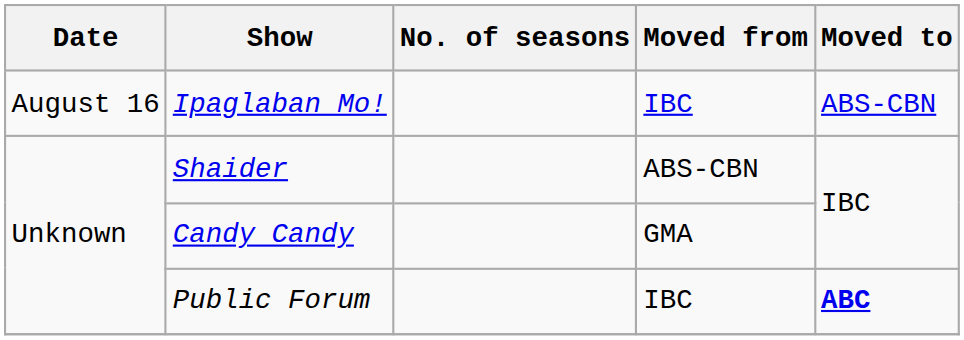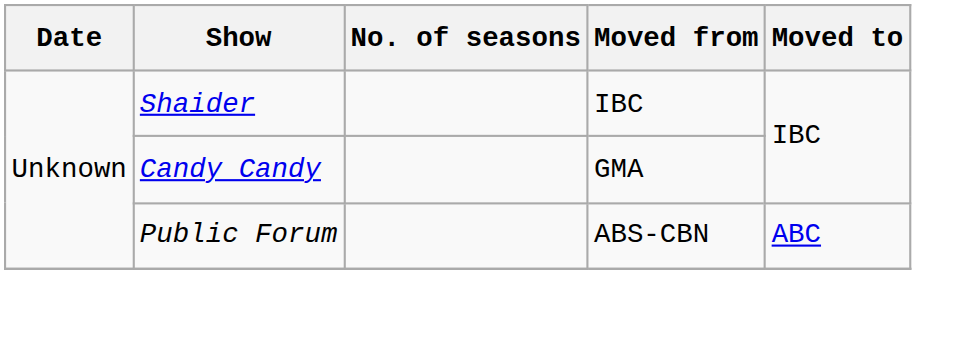- row: (280, 104)
(701, 170) ABS-CBN -> (619, 104) IBC
(668, 301) IBC -> (652, 235) ABS-CBN
(846, 301) bold -> (796, 235) normal
